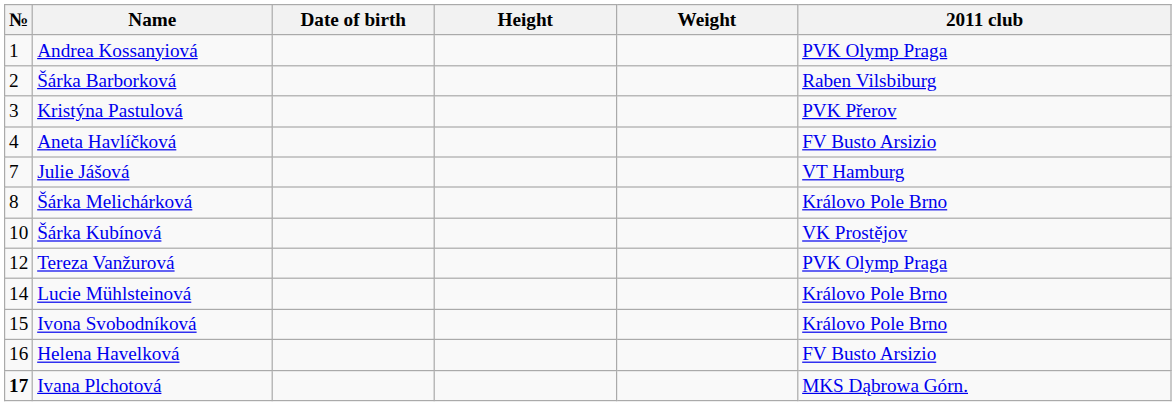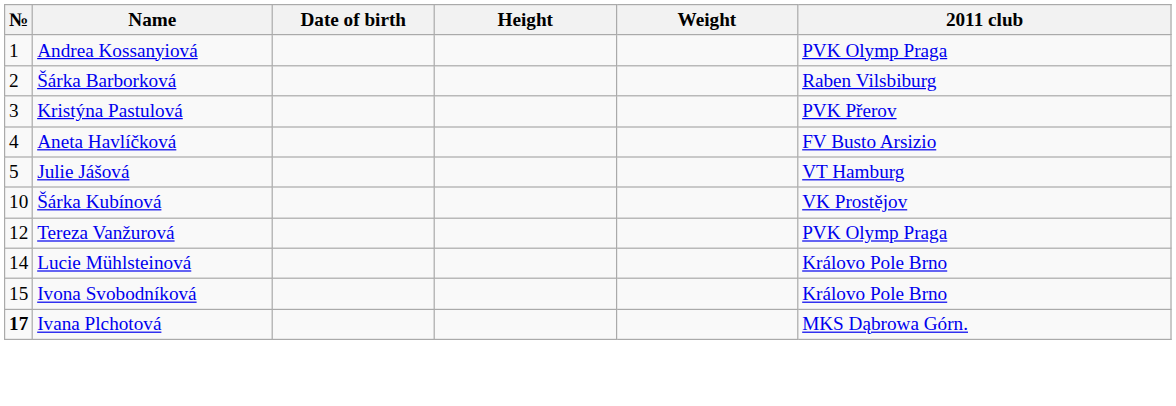(14, 171) 7 -> (14, 171) 5
- row: (115, 202)
- row: (108, 354)
